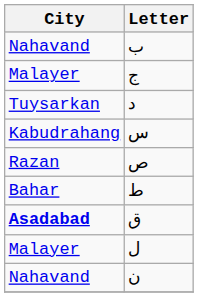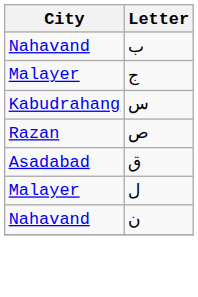- row: (132, 105)
- row: (136, 191)
(49, 220) bold -> (49, 162) normal
